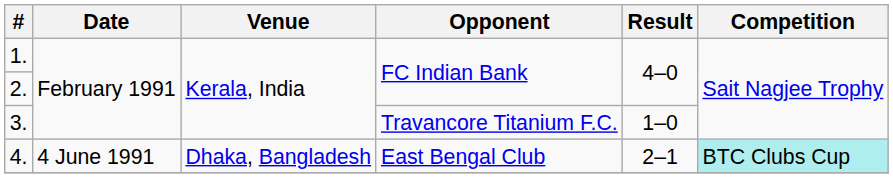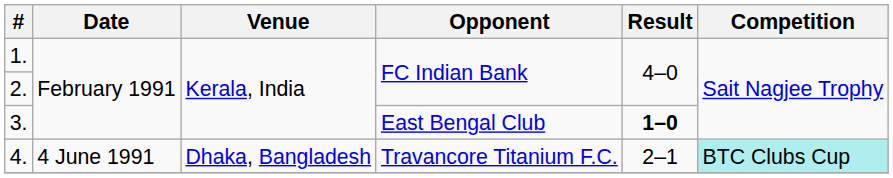(499, 123) Travancore Titanium F.C. -> (463, 123) East Bengal Club
(660, 123) normal -> (660, 123) bold
(463, 156) East Bengal Club -> (499, 156) Travancore Titanium F.C.
